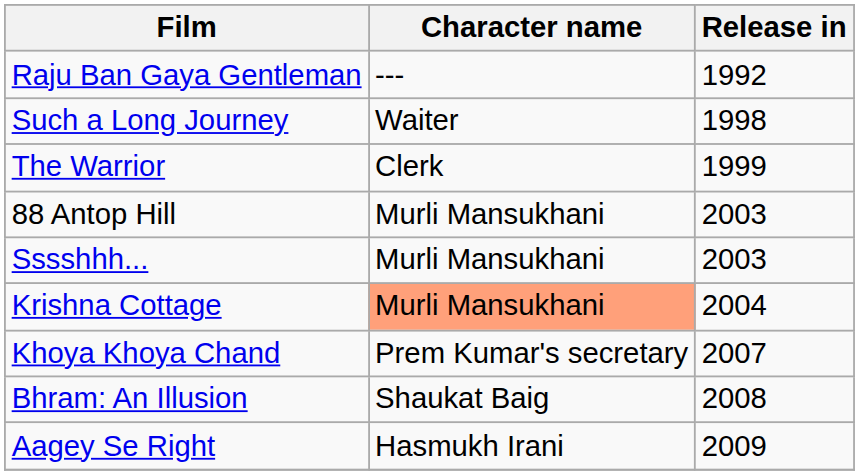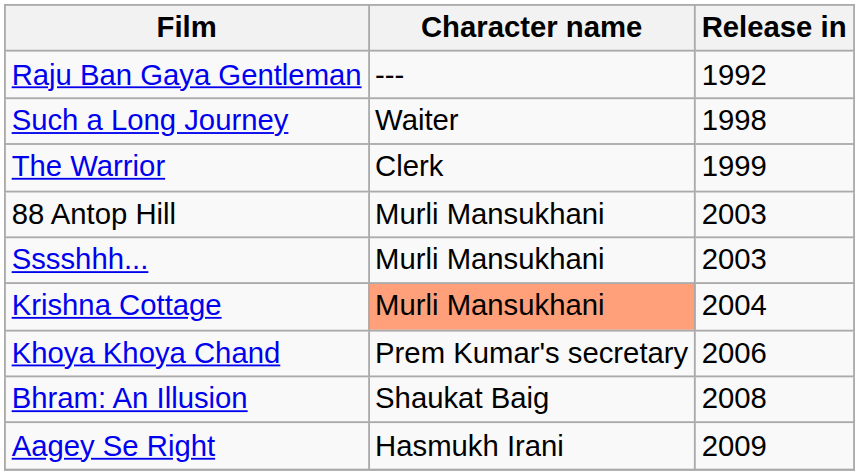(734, 352) 2007 -> (734, 352) 2006
